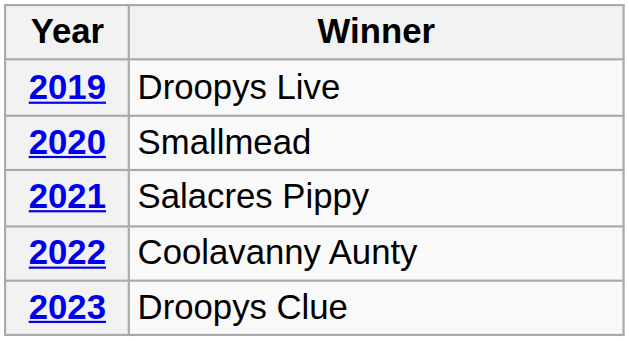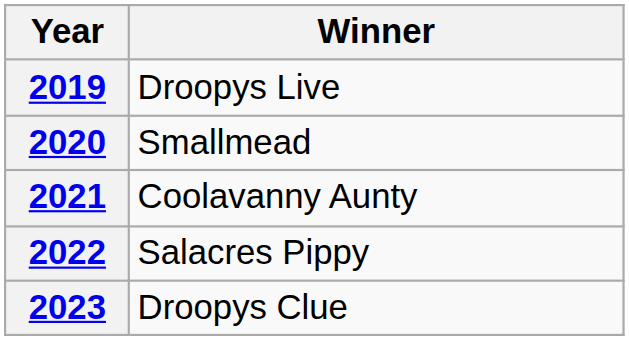(253, 197) Salacres Pippy -> (278, 197) Coolavanny Aunty
(278, 252) Coolavanny Aunty -> (253, 252) Salacres Pippy
